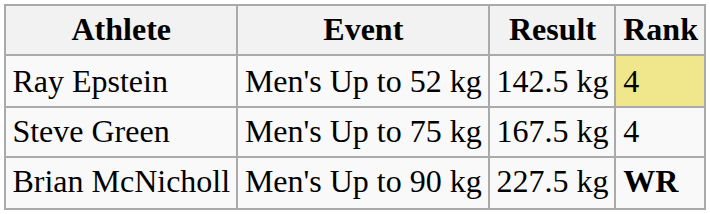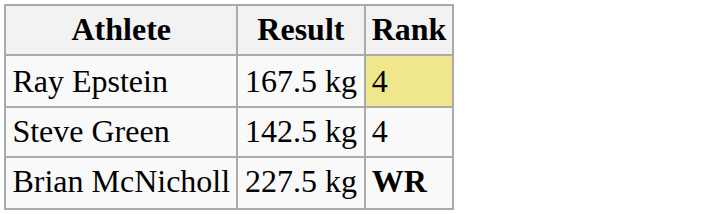- column: (363, 29)
(552, 80) 142.5 kg -> (301, 80) 167.5 kg
(552, 131) 167.5 kg -> (301, 131) 142.5 kg
